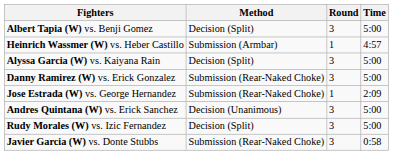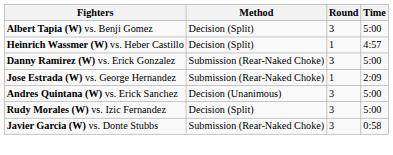(233, 45) Submission (Armbar) -> (221, 45) Decision (Split)
- row: (83, 61)
